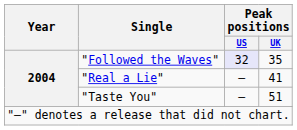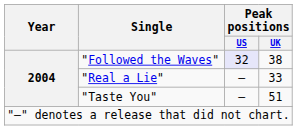(275, 60) 35 -> (275, 60) 38
(275, 78) 41 -> (275, 78) 33
